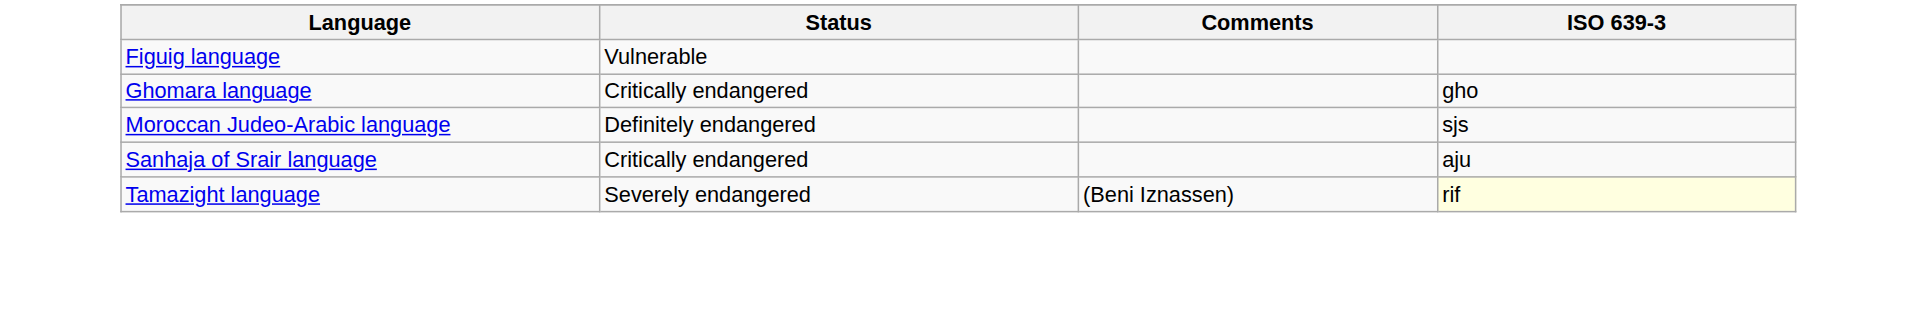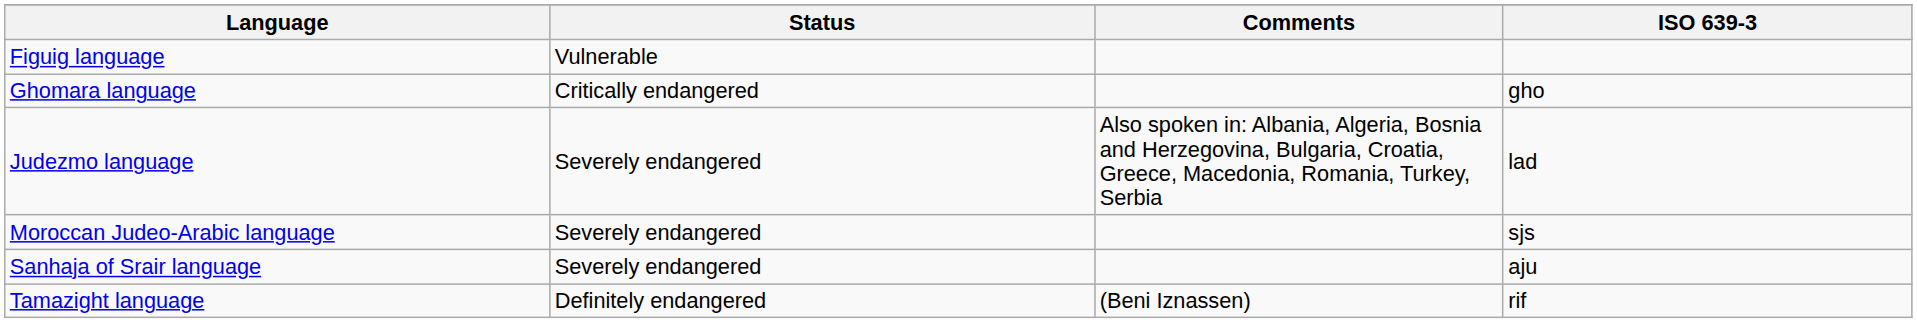+ row: (102, 161)
(710, 125) Definitely endangered -> (658, 232) Severely endangered
(706, 159) Critically endangered -> (658, 266) Severely endangered
(708, 194) Severely endangered -> (660, 301) Definitely endangered
(1451, 194) lightyellow background -> (1517, 301) no background
